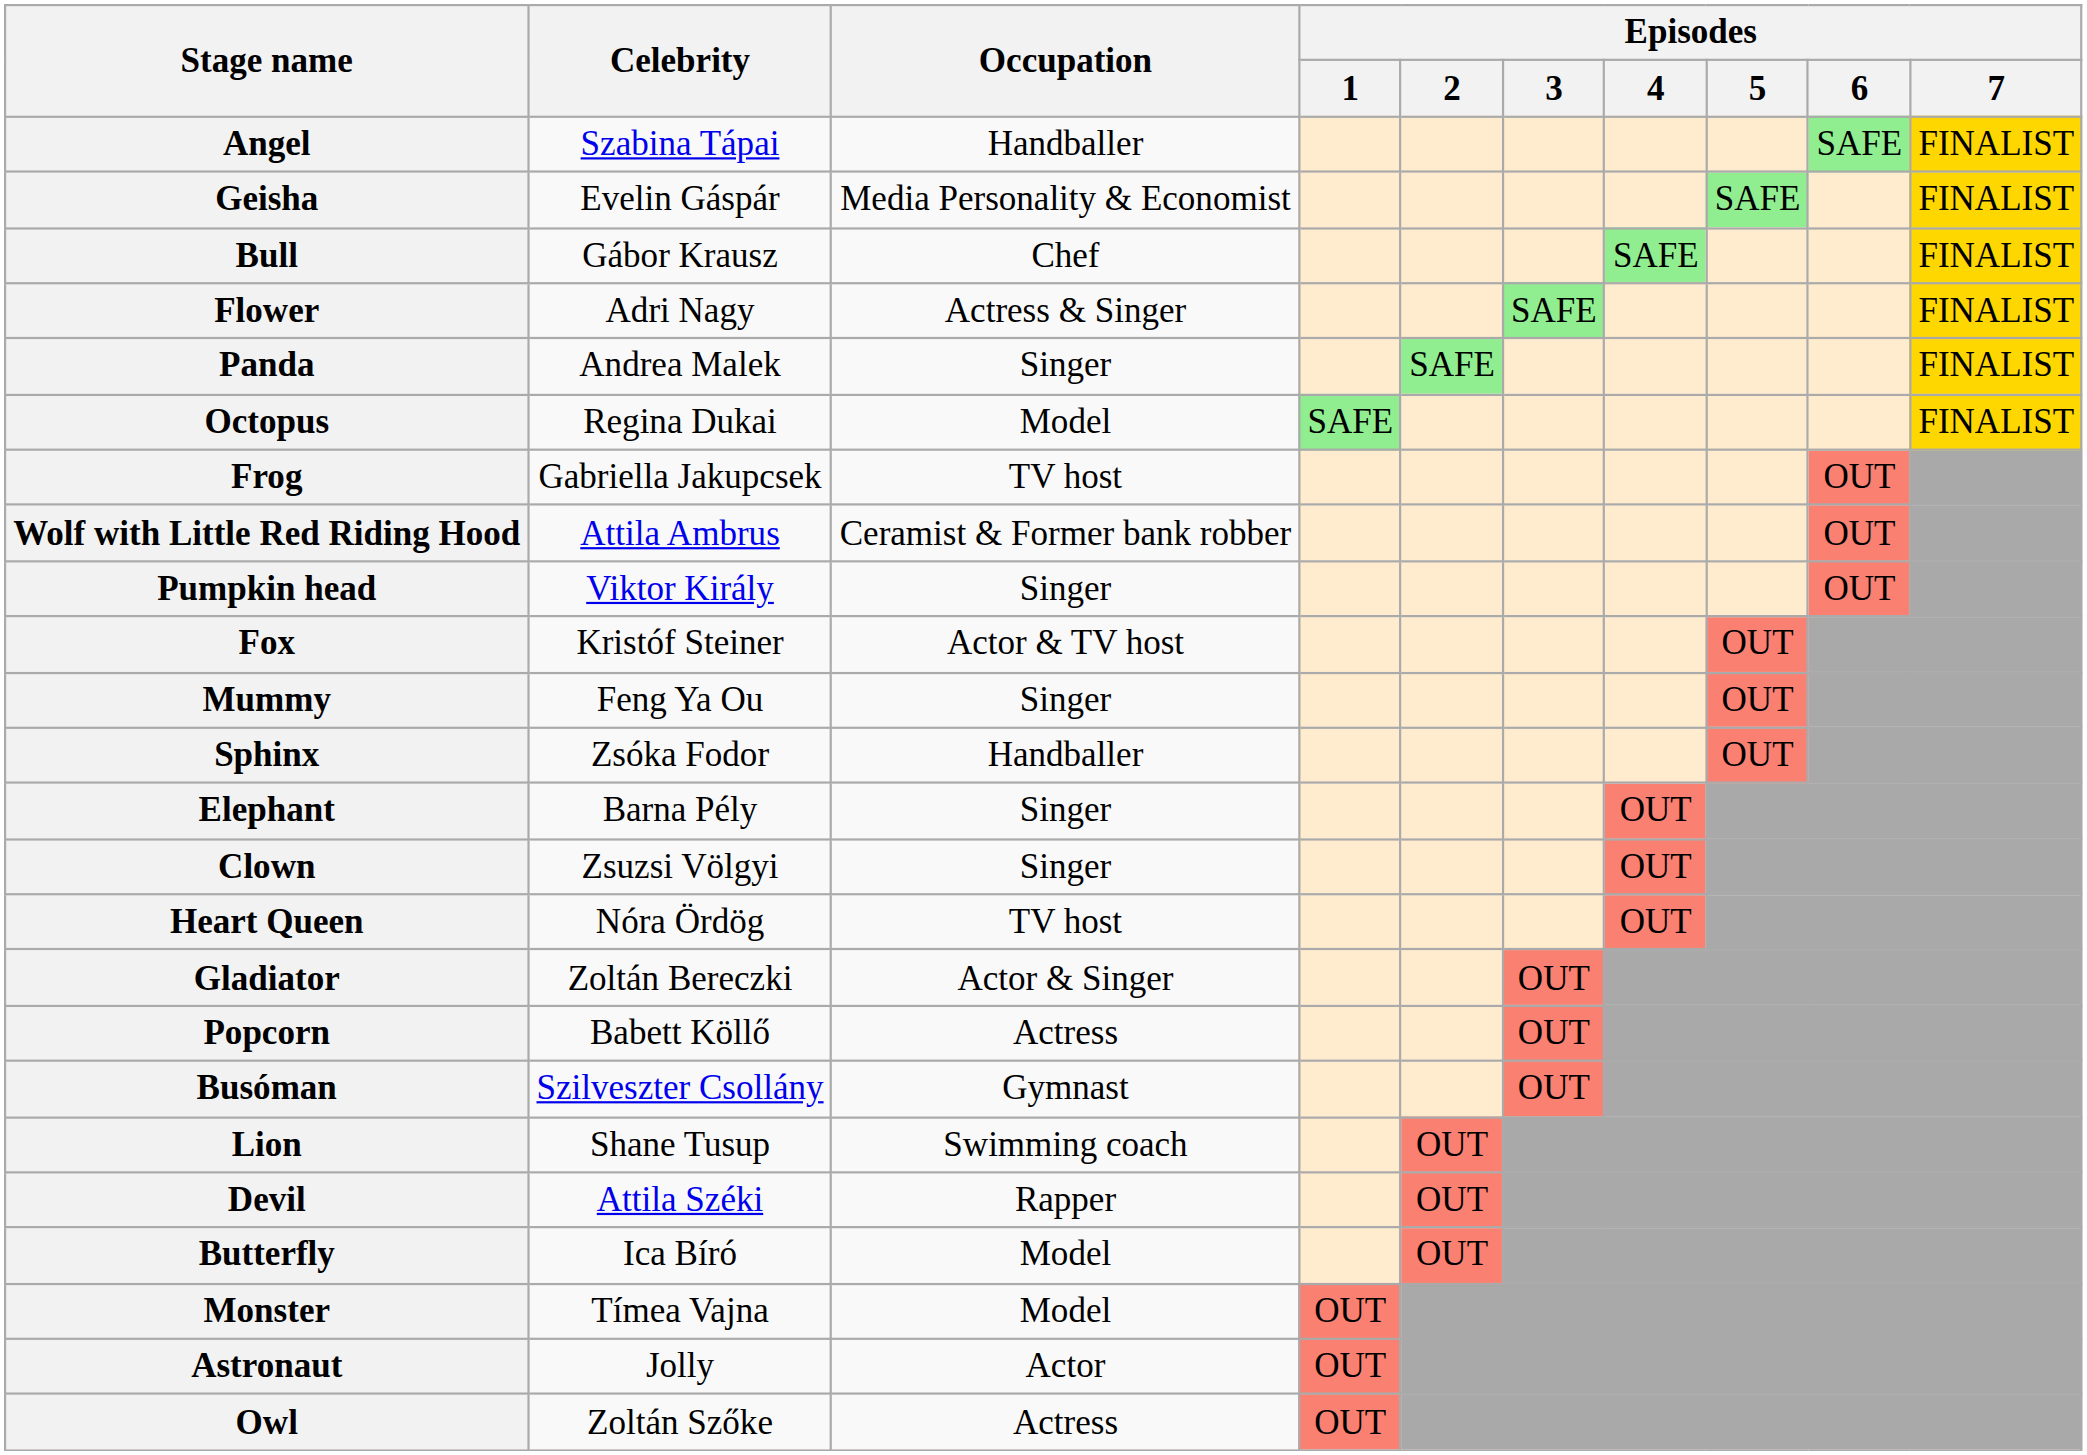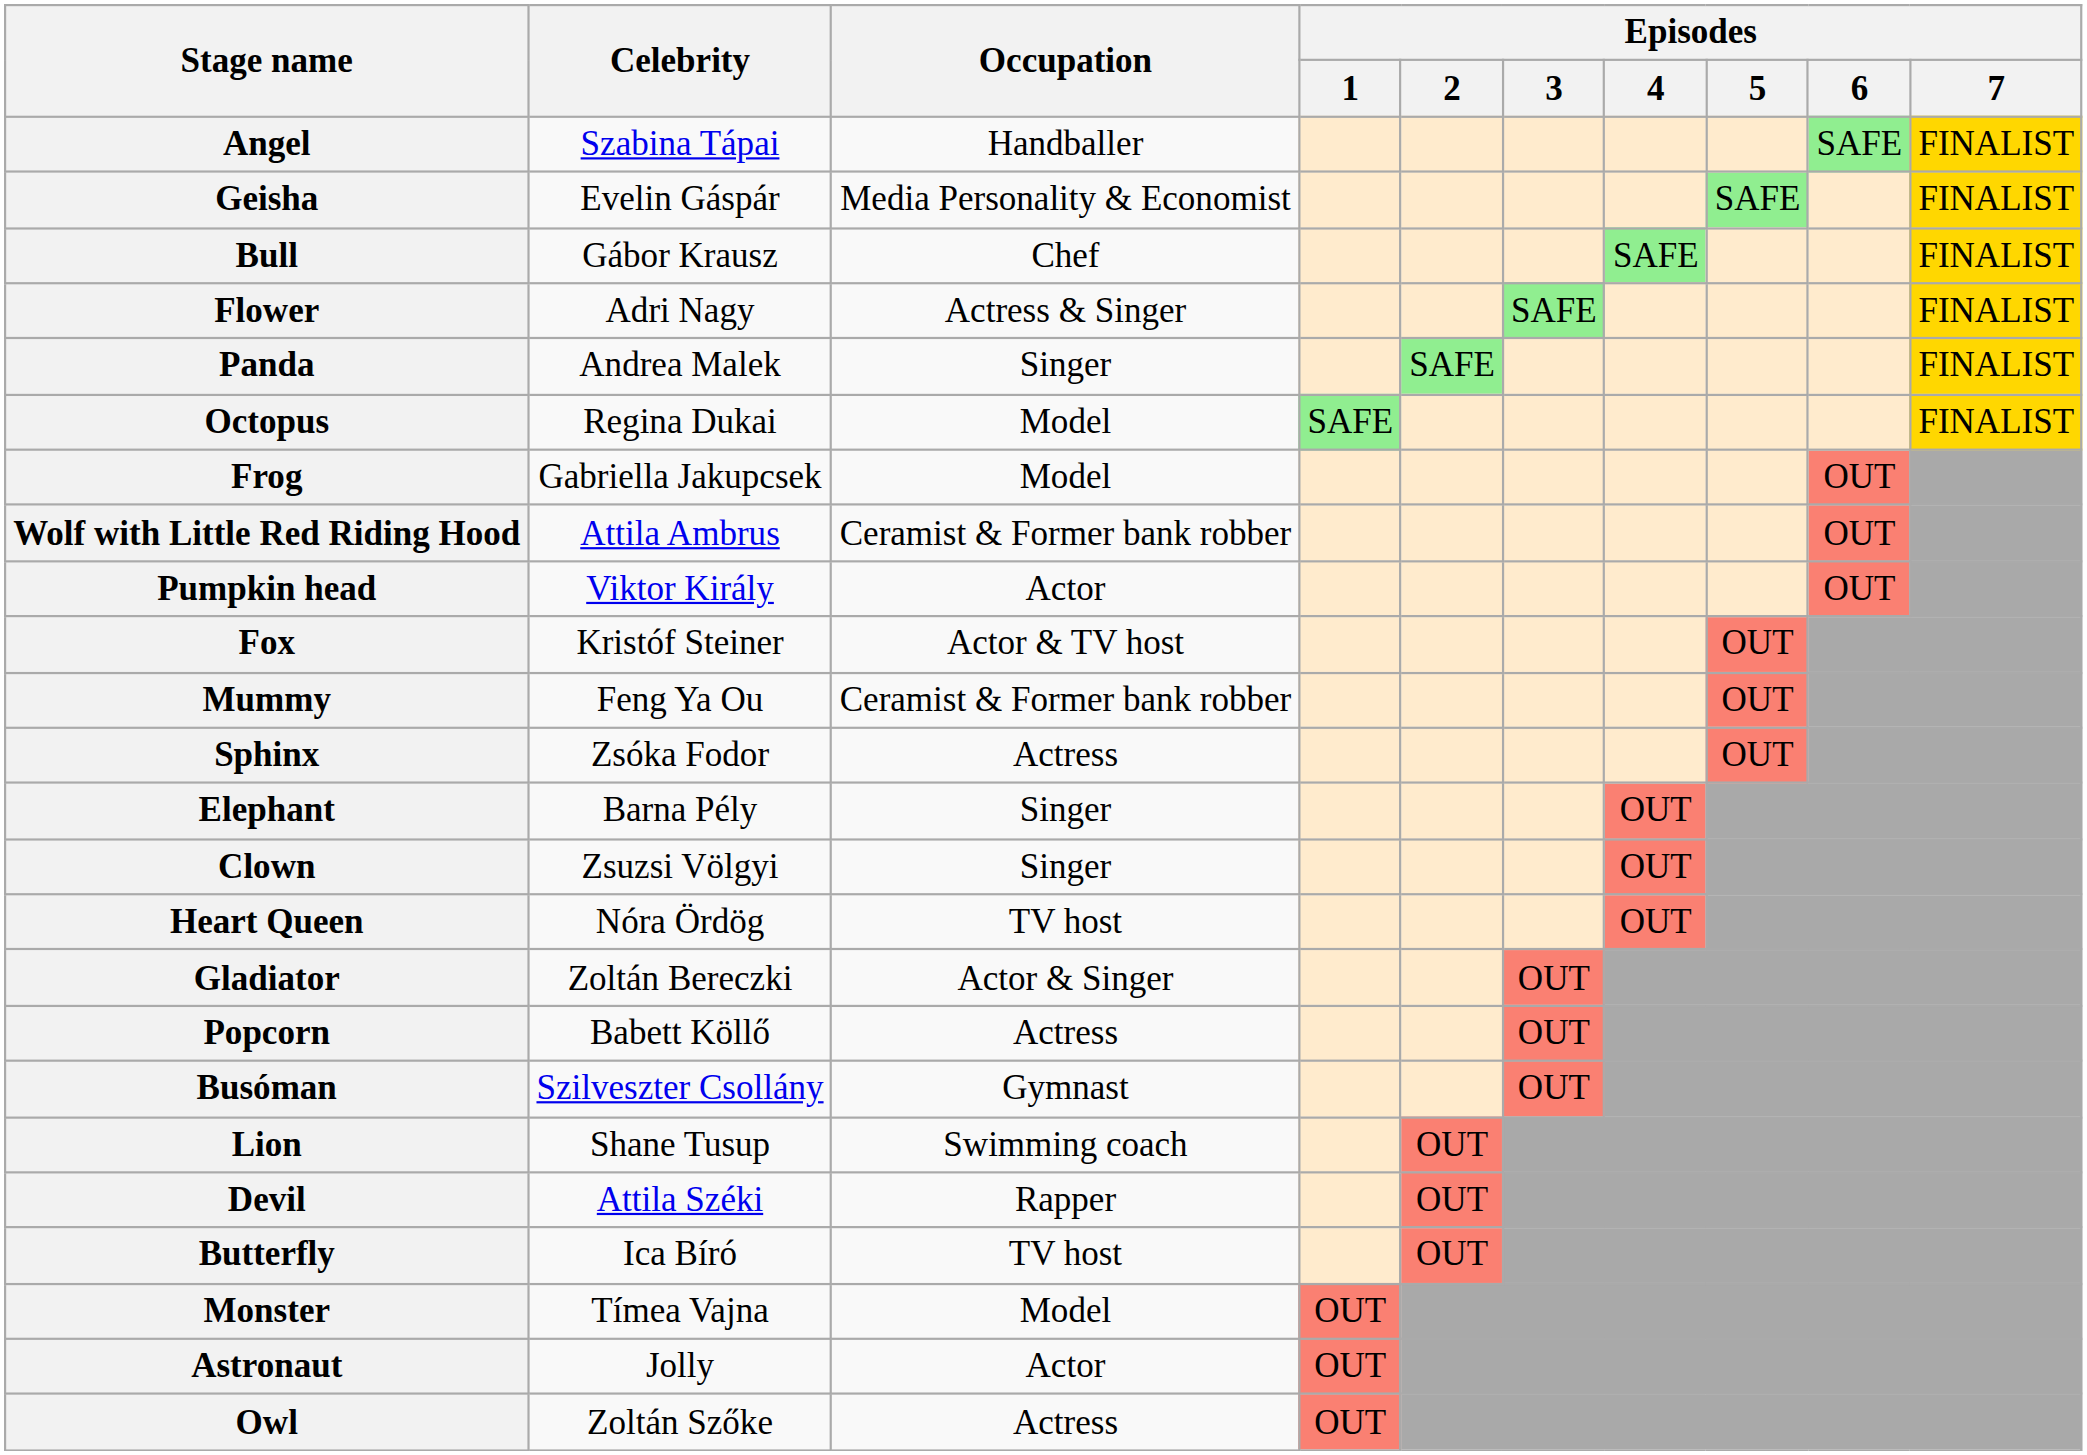(1065, 476) TV host -> (1065, 476) Model
(1065, 587) Singer -> (1065, 587) Actor
(1065, 699) Singer -> (1065, 699) Ceramist & Former bank robber
(1065, 754) Handballer -> (1065, 754) Actress
(1065, 1254) Model -> (1065, 1254) TV host
